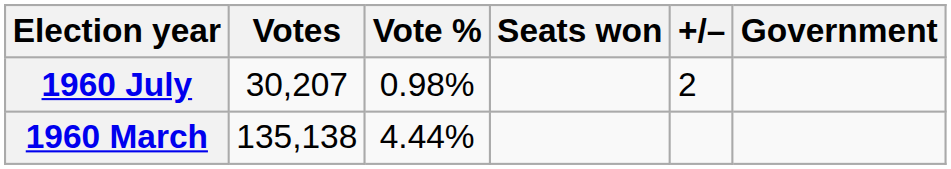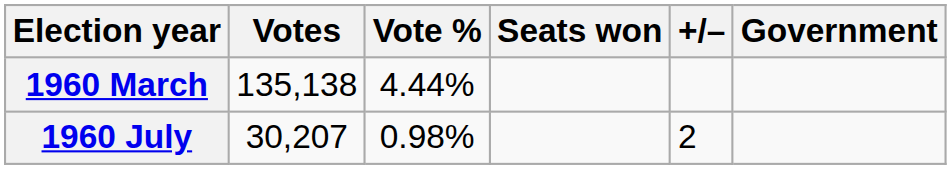rows swapped: (117, 137) <-> (117, 84)
